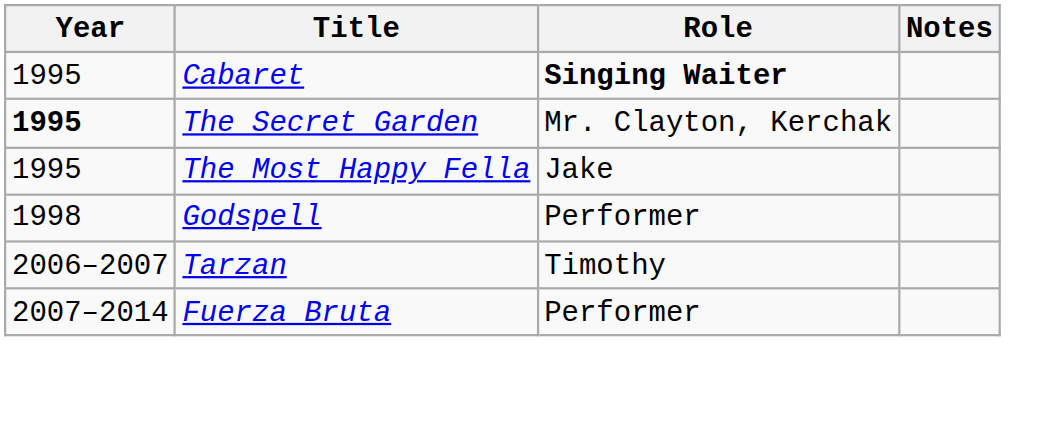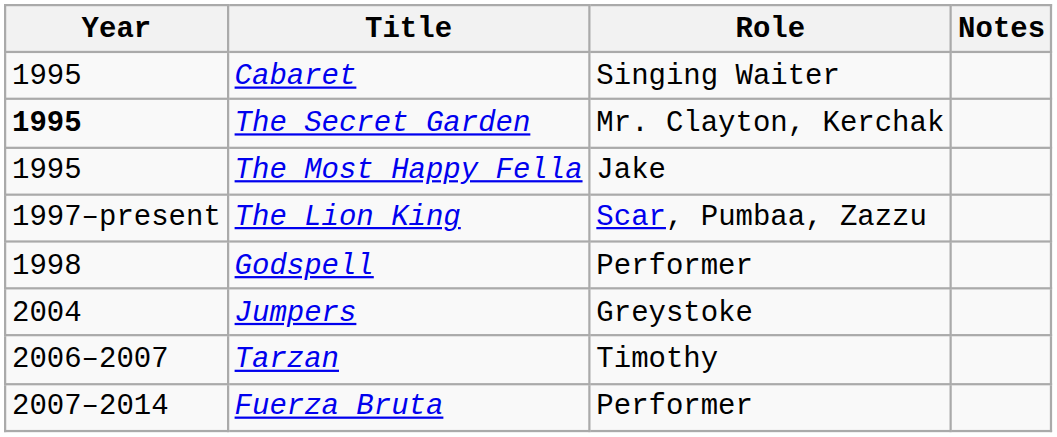(666, 76) bold -> (718, 76) normal
+ row: (348, 218)
+ row: (295, 312)
